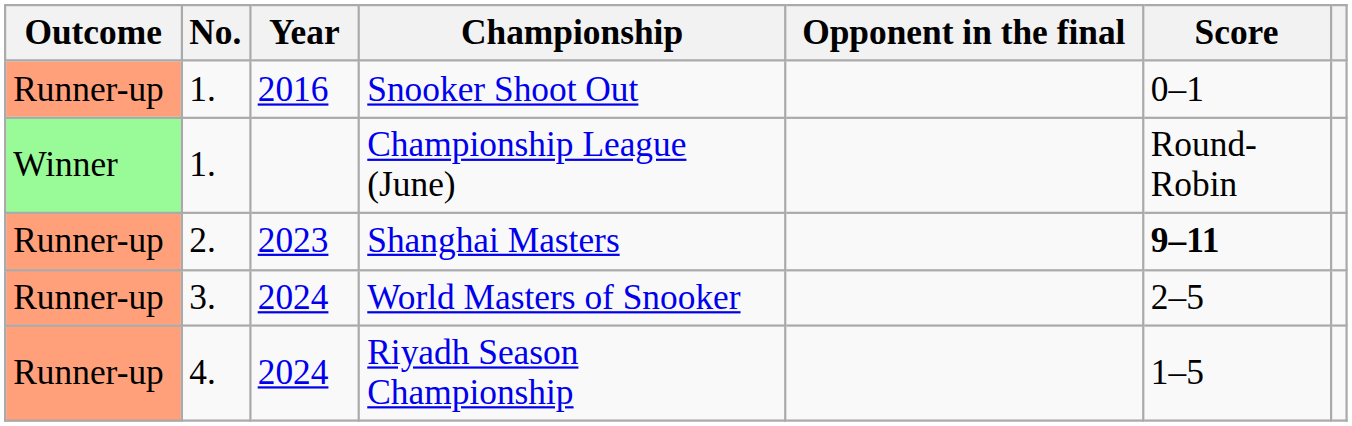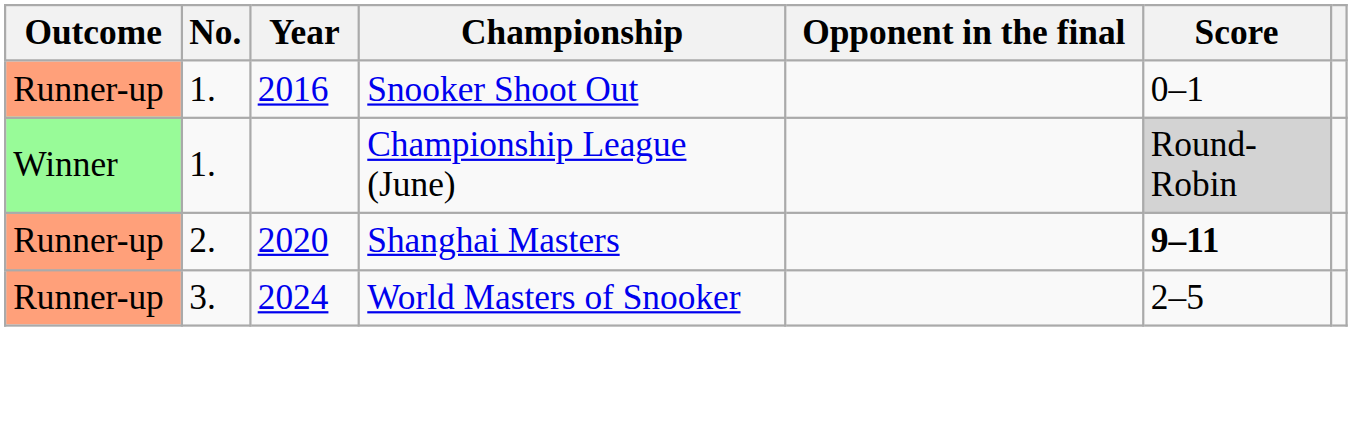(1204, 164) no background -> (1204, 164) lightgrey background
(293, 240) 2023 -> (293, 240) 2020
- row: (473, 372)
